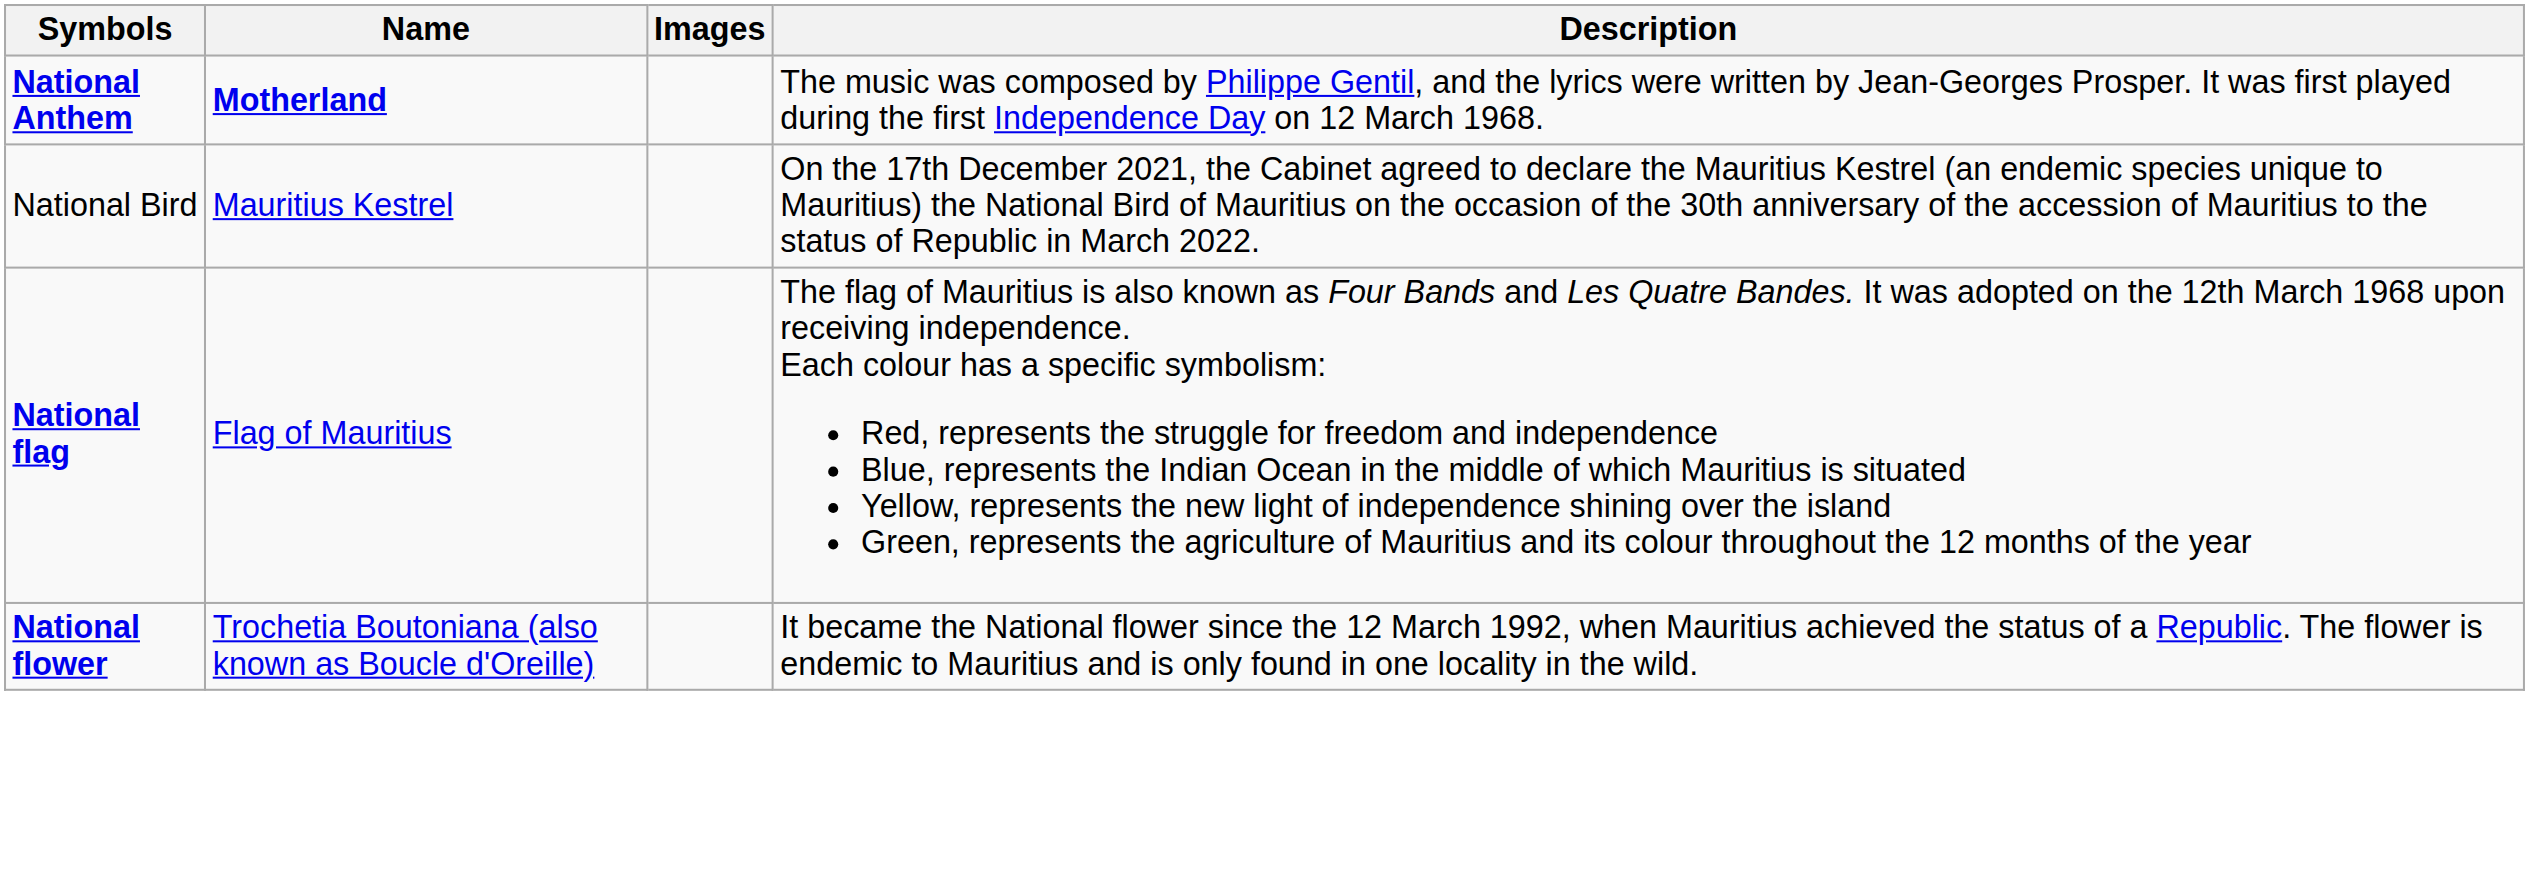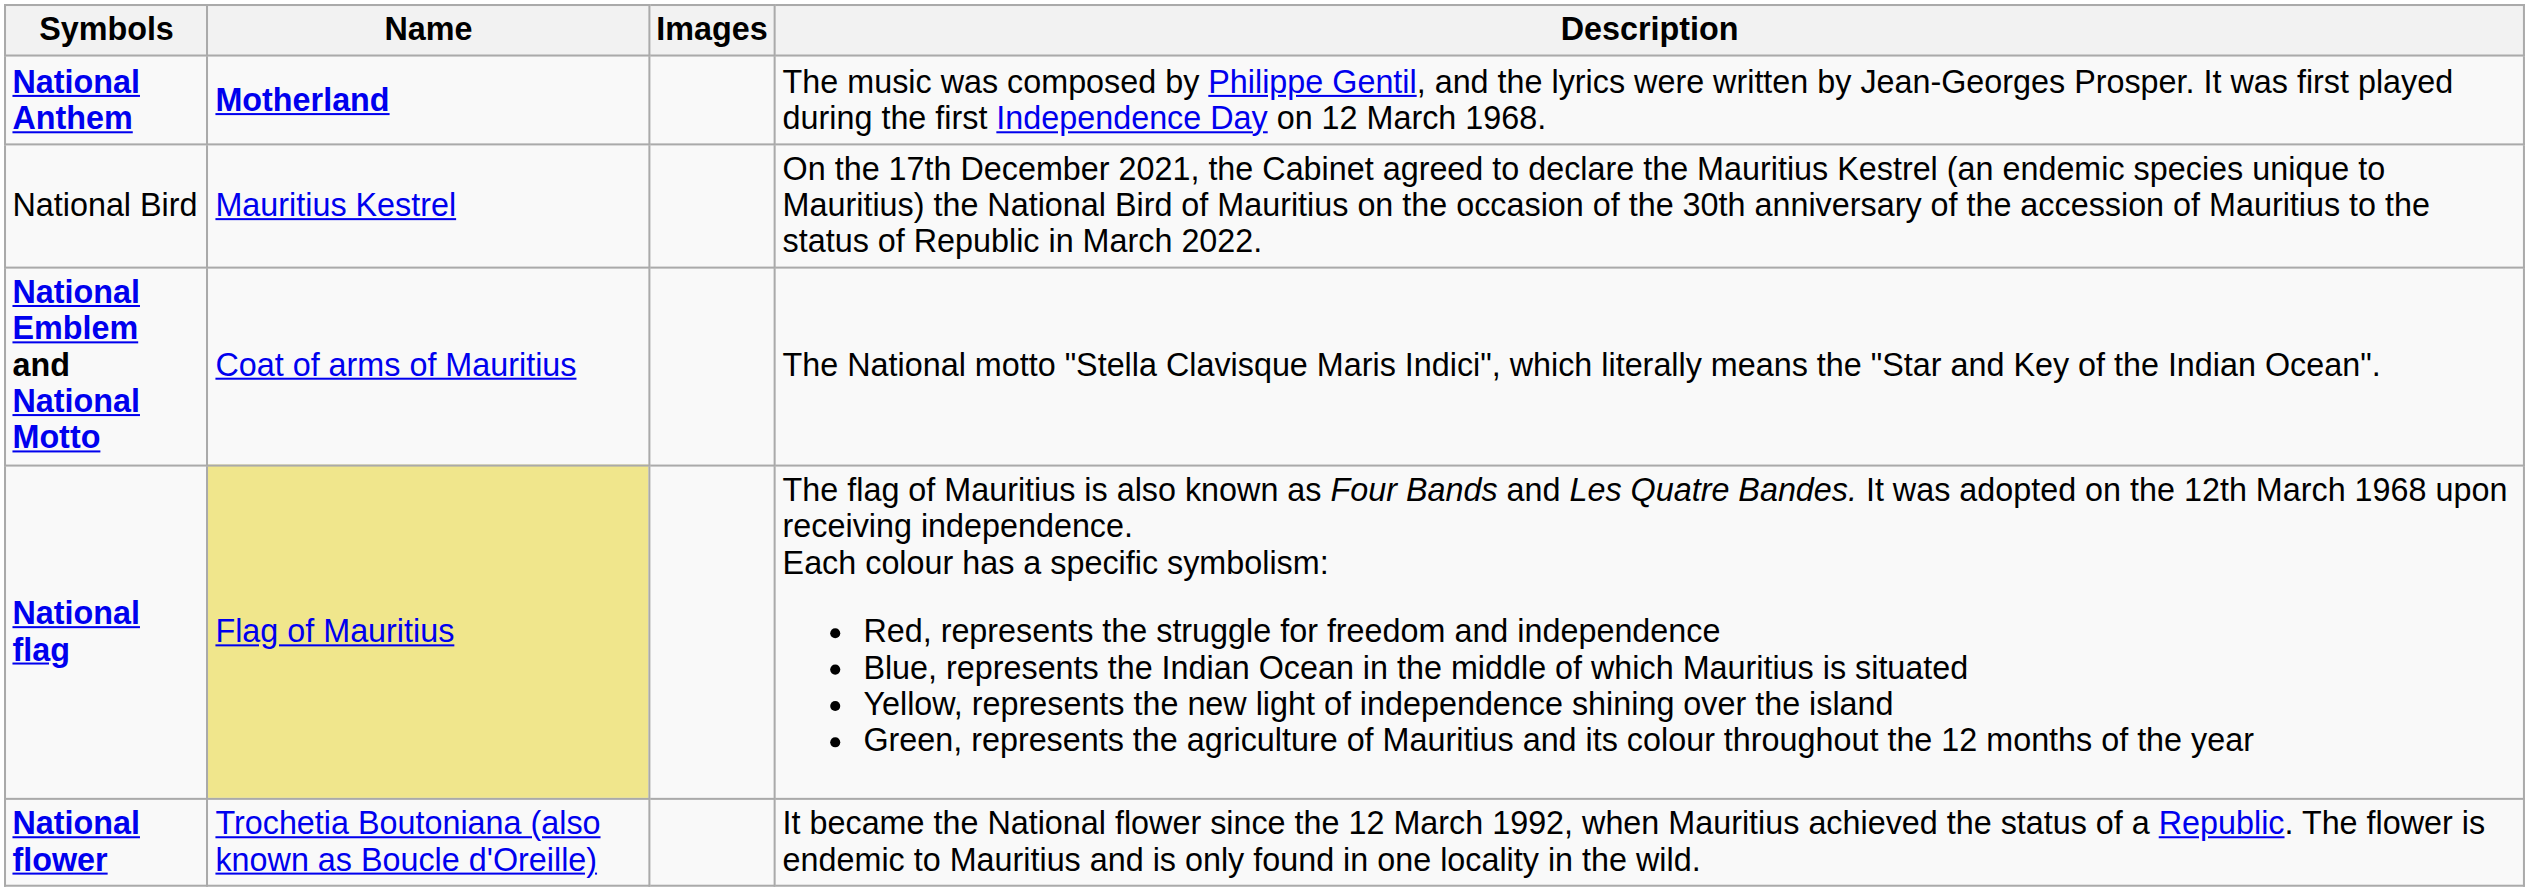+ row: (76, 365)
(332, 434) no background -> (335, 631) khaki background
